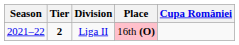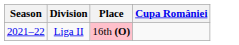- column: (60, 13)
